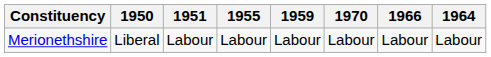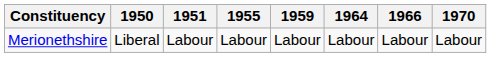columns swapped: (459, 16) <-> (351, 16)
